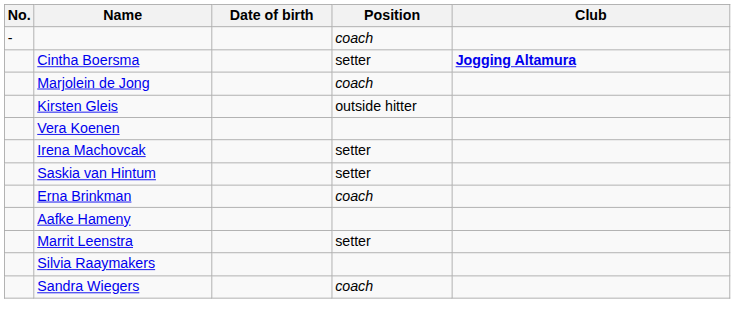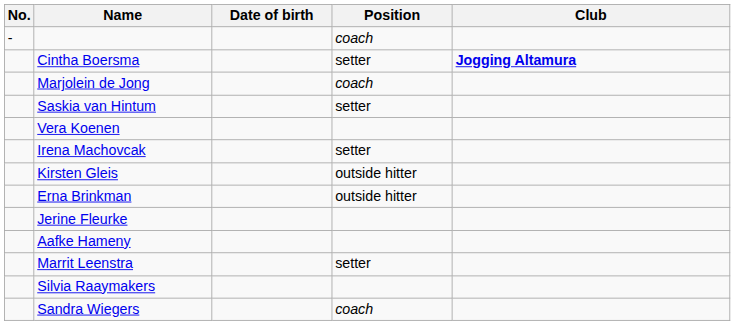rows swapped: (78, 106) <-> (97, 173)
(354, 196) coach -> (376, 196) outside hitter
+ row: (82, 219)
